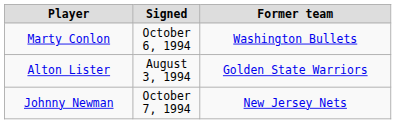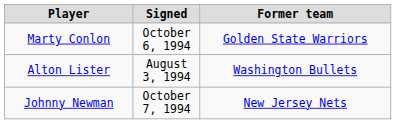(295, 39) Washington Bullets -> (295, 39) Golden State Warriors
(295, 71) Golden State Warriors -> (295, 71) Washington Bullets
